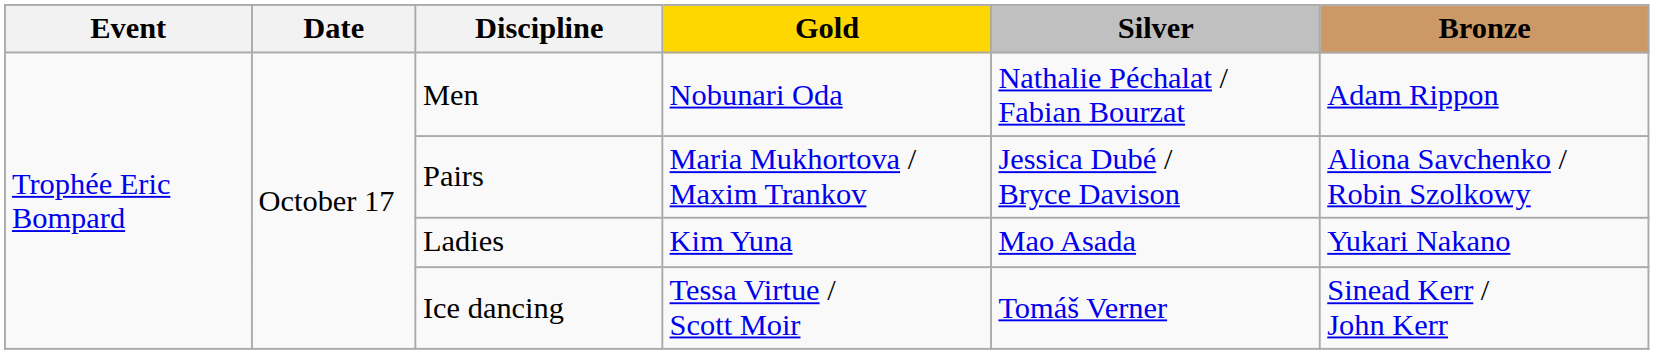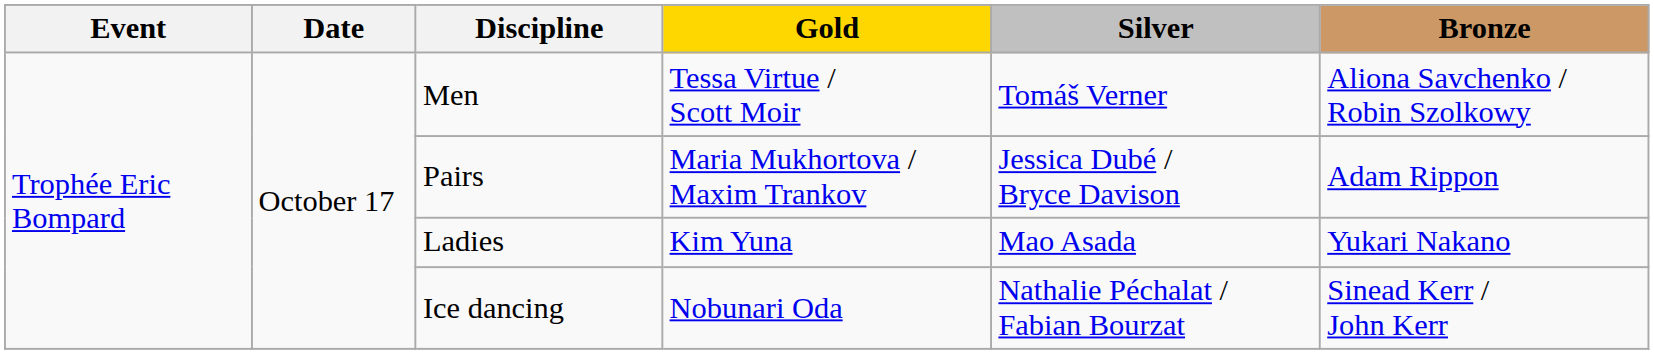(756, 93) Nobunari Oda -> (753, 93) Tessa Virtue / Scott Moir
(1113, 93) Nathalie Péchalat / Fabian Bourzat -> (1083, 93) Tomáš Verner
(1413, 93) Adam Rippon -> (1447, 93) Aliona Savchenko / Robin Szolkowy
(1447, 176) Aliona Savchenko / Robin Szolkowy -> (1413, 176) Adam Rippon
(753, 306) Tessa Virtue / Scott Moir -> (756, 306) Nobunari Oda
(1083, 306) Tomáš Verner -> (1113, 306) Nathalie Péchalat / Fabian Bourzat
